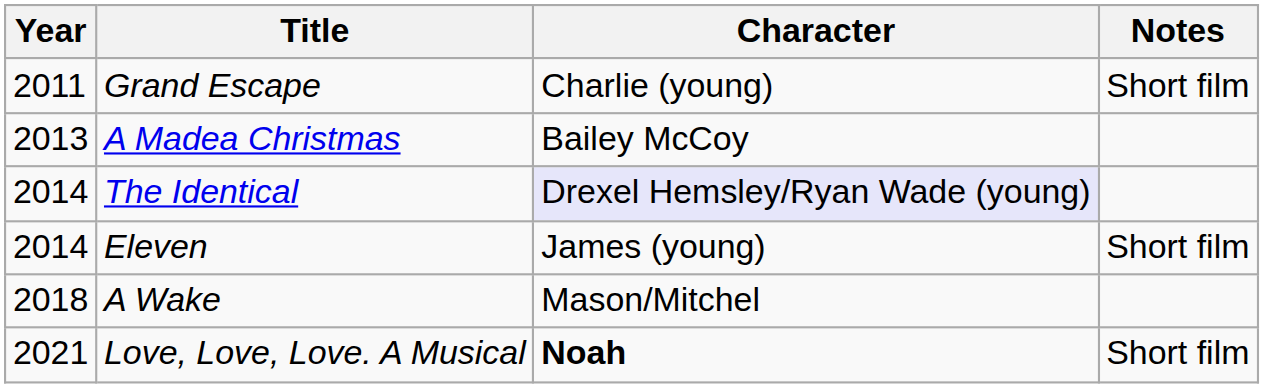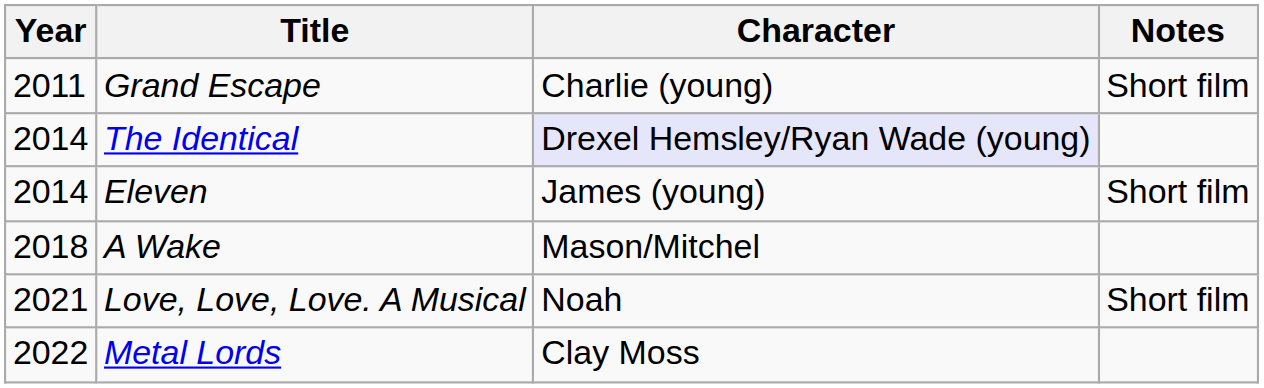- row: (252, 138)
(584, 354) bold -> (582, 300) normal
+ row: (193, 354)
